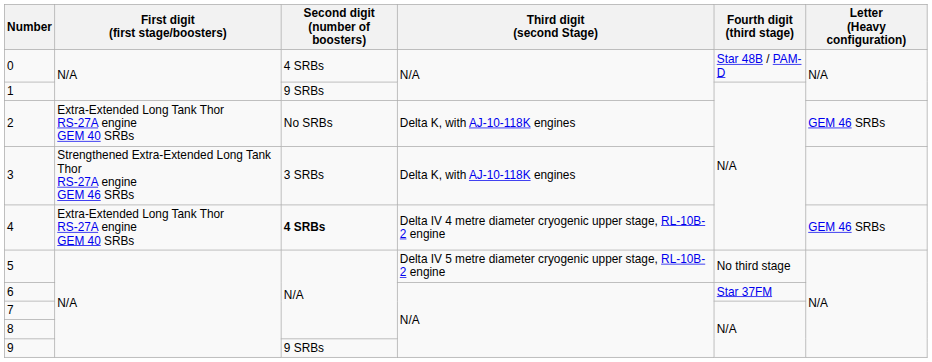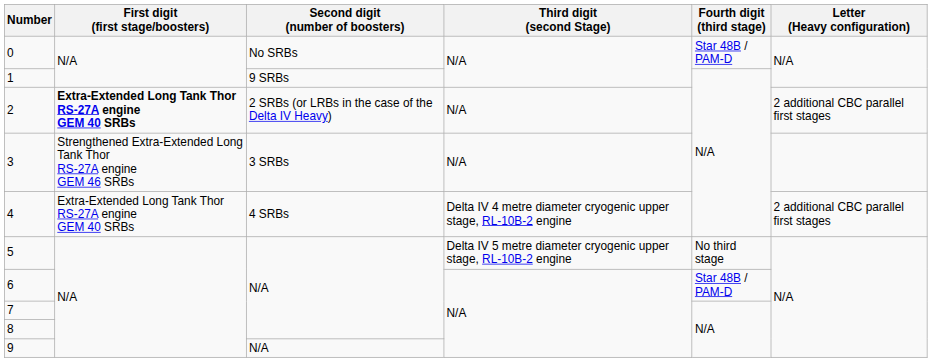(304, 65) 4 SRBs -> (273, 52) No SRBs
(141, 123) normal -> (147, 110) bold
(308, 123) No SRBs -> (341, 110) 2 SRBs (or LRBs in the case of the Delta IV Heavy)
(488, 123) Delta K, with AJ-10-118K engines -> (456, 110) N/A
(847, 123) GEM 46 SRBs -> (839, 110) 2 additional CBC parallel first stages
(488, 175) Delta K, with AJ-10-118K engines -> (456, 162) N/A
(305, 227) bold -> (269, 214) normal
(847, 227) GEM 46 SRBs -> (839, 214) 2 additional CBC parallel first stages
(744, 291) Star 37FM -> (721, 285) Star 48B / PAM-D
(304, 348) 9 SRBs -> (259, 348) N/A
